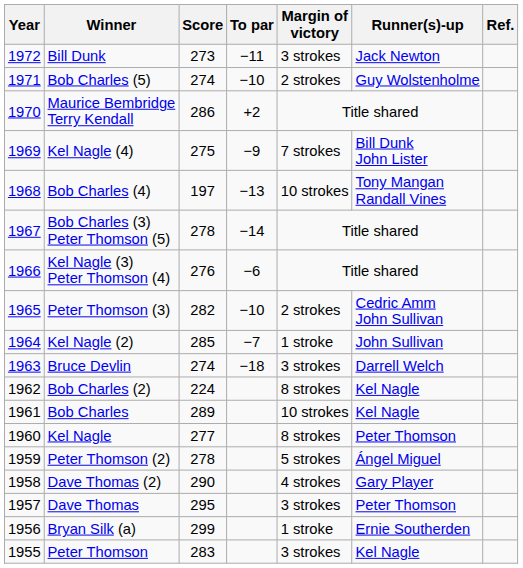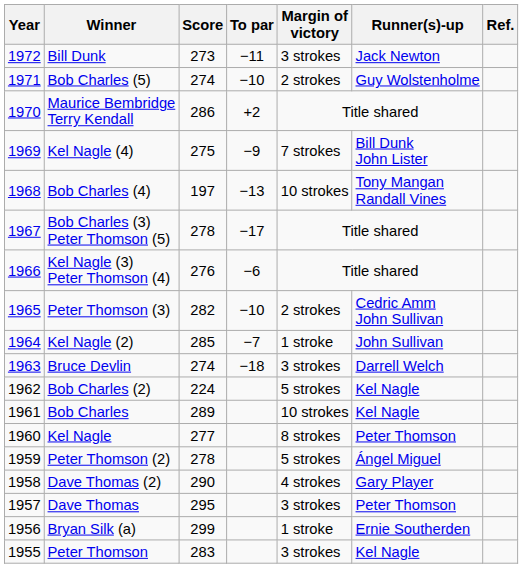(252, 231) −14 -> (252, 231) −17
(311, 389) 8 strokes -> (311, 389) 5 strokes
